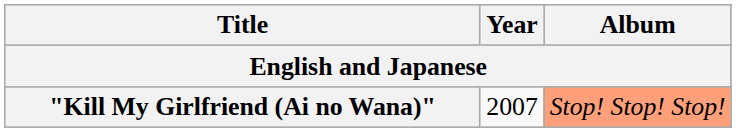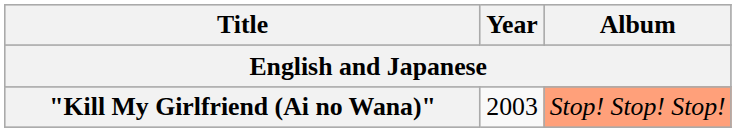(512, 106) 2007 -> (512, 106) 2003
